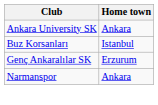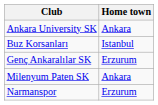+ row: (48, 76)
(116, 76) Ankara -> (119, 92) Erzurum
